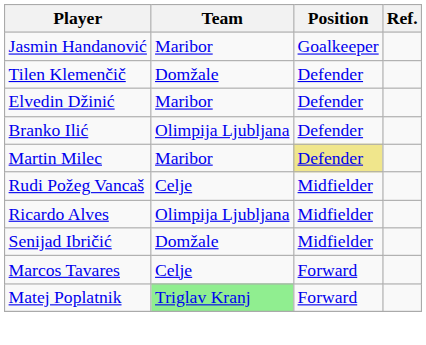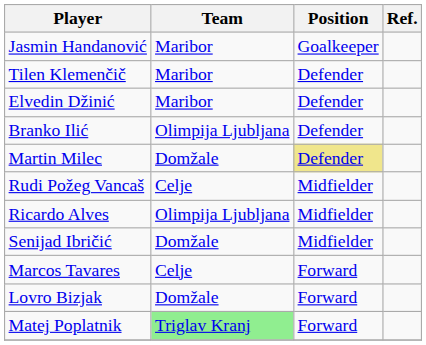(187, 74) Domžale -> (184, 74) Maribor
(184, 158) Maribor -> (187, 158) Domžale
+ row: (55, 297)
